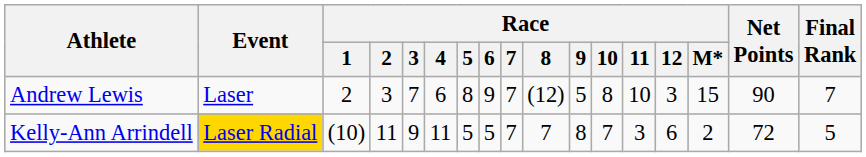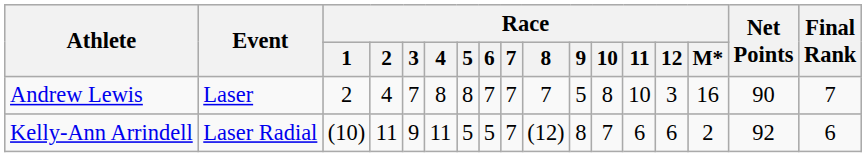(387, 95) 3 -> (387, 95) 4
(441, 95) 6 -> (441, 95) 8
(489, 95) 9 -> (489, 95) 7
(546, 95) (12) -> (546, 95) 7
(708, 95) 15 -> (708, 95) 16
(260, 132) gold background -> (260, 132) no background
(546, 132) 7 -> (546, 132) (12)
(640, 132) 3 -> (640, 132) 6
(763, 132) 72 -> (763, 132) 92
(830, 132) 5 -> (830, 132) 6
